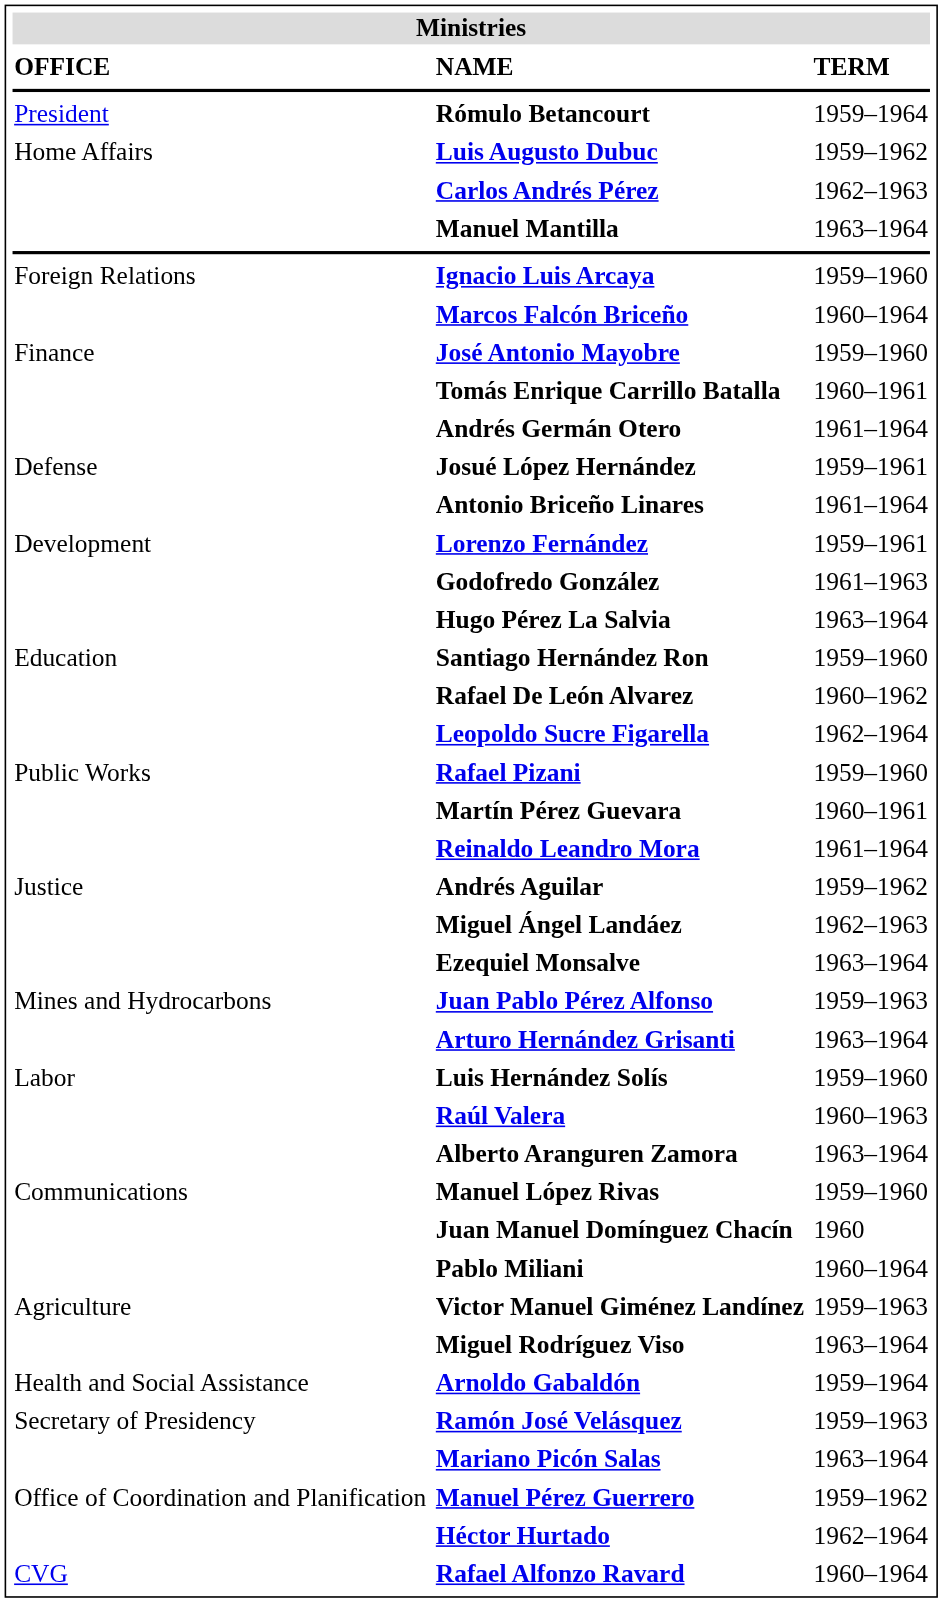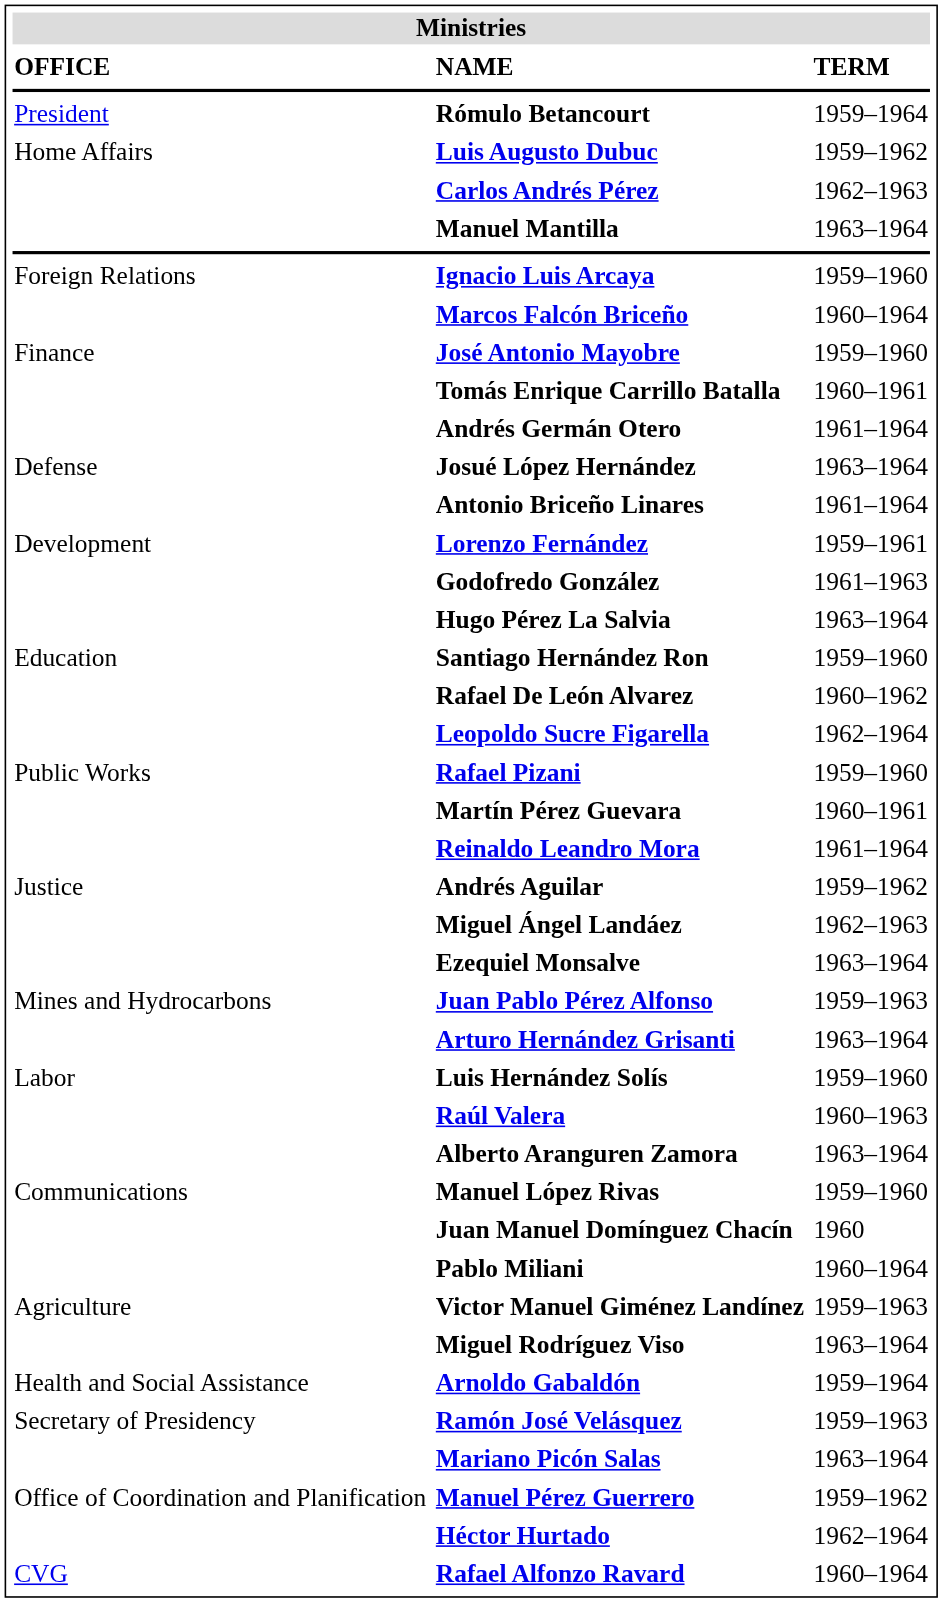(871, 466) 1959–1961 -> (871, 466) 1963–1964
